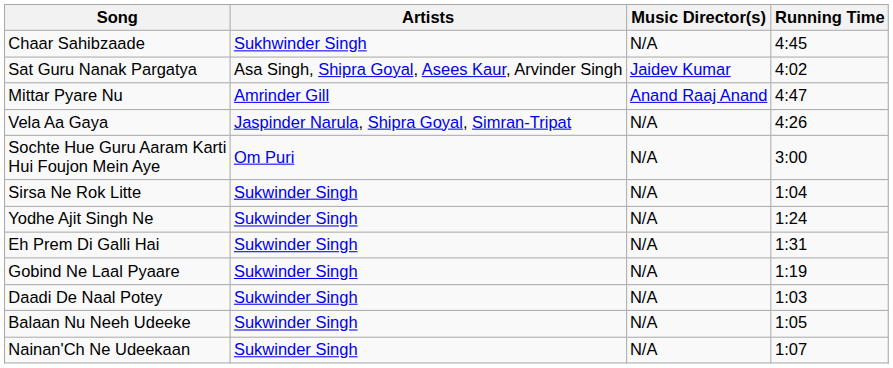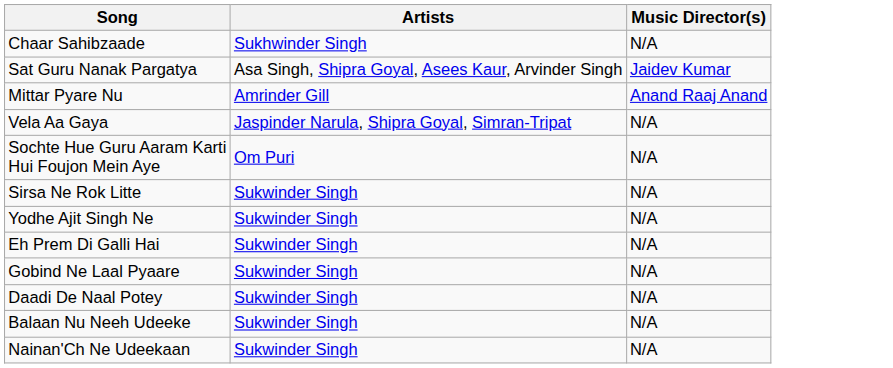- column: (830, 17)
